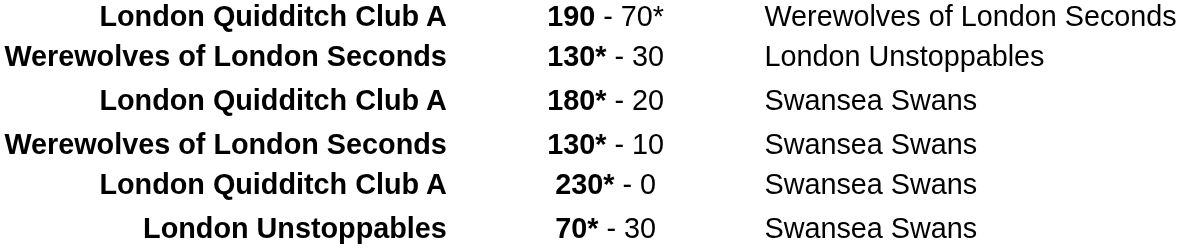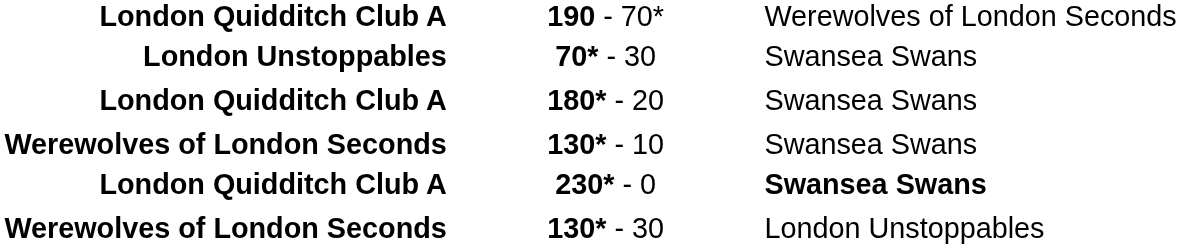rows swapped: (295, 228) <-> (226, 56)
(871, 184) normal -> (876, 184) bold
